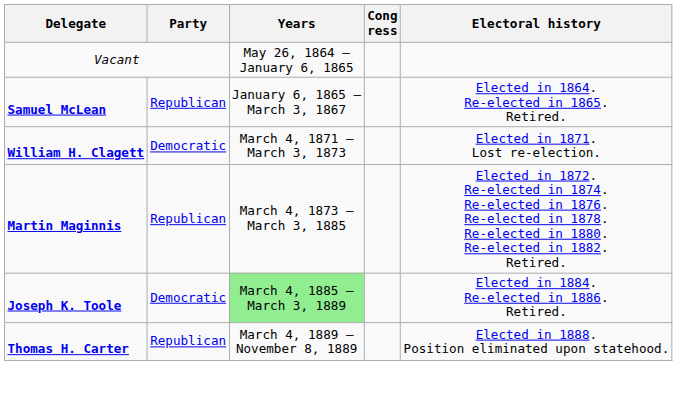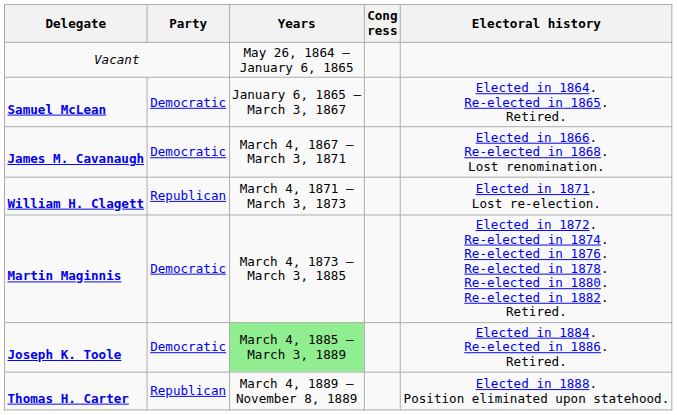(188, 102) Republican -> (188, 102) Democratic
+ row: (76, 159)
(188, 146) Democratic -> (188, 196) Republican
(188, 219) Republican -> (188, 268) Democratic
